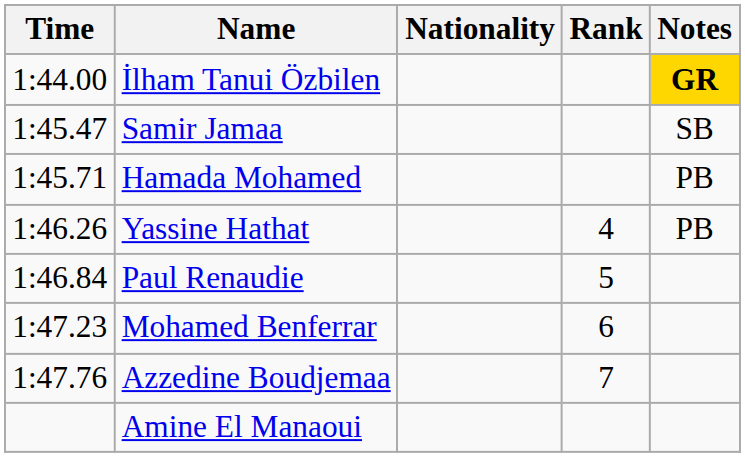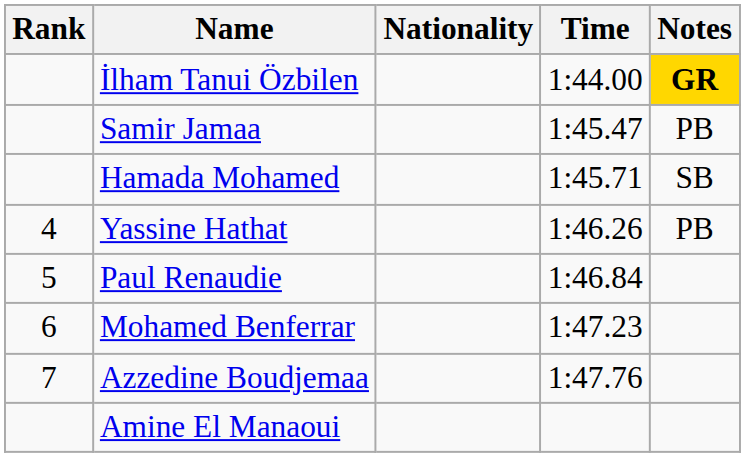columns swapped: (606, 29) <-> (60, 29)
(695, 128) SB -> (695, 128) PB
(695, 178) PB -> (695, 178) SB
